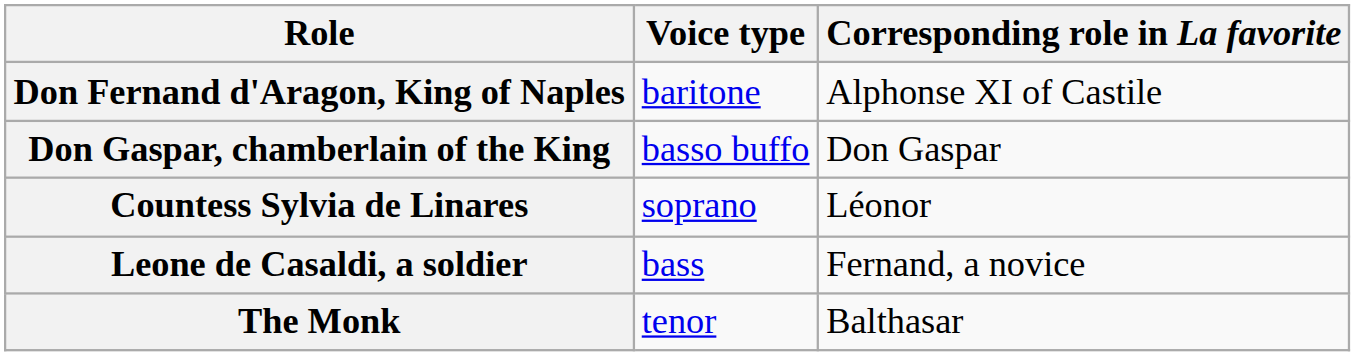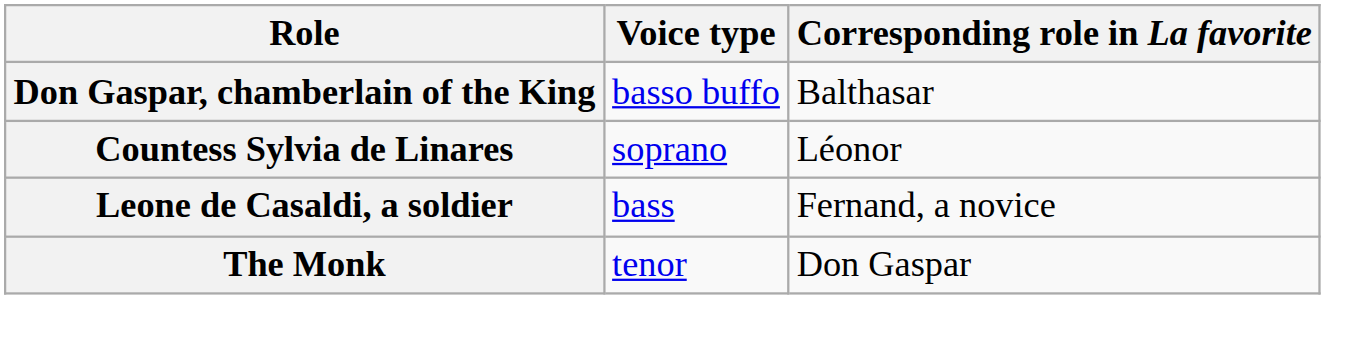- row: (319, 90)
(914, 148) Don Gaspar -> (865, 90) Balthasar
(895, 321) Balthasar -> (884, 263) Don Gaspar
